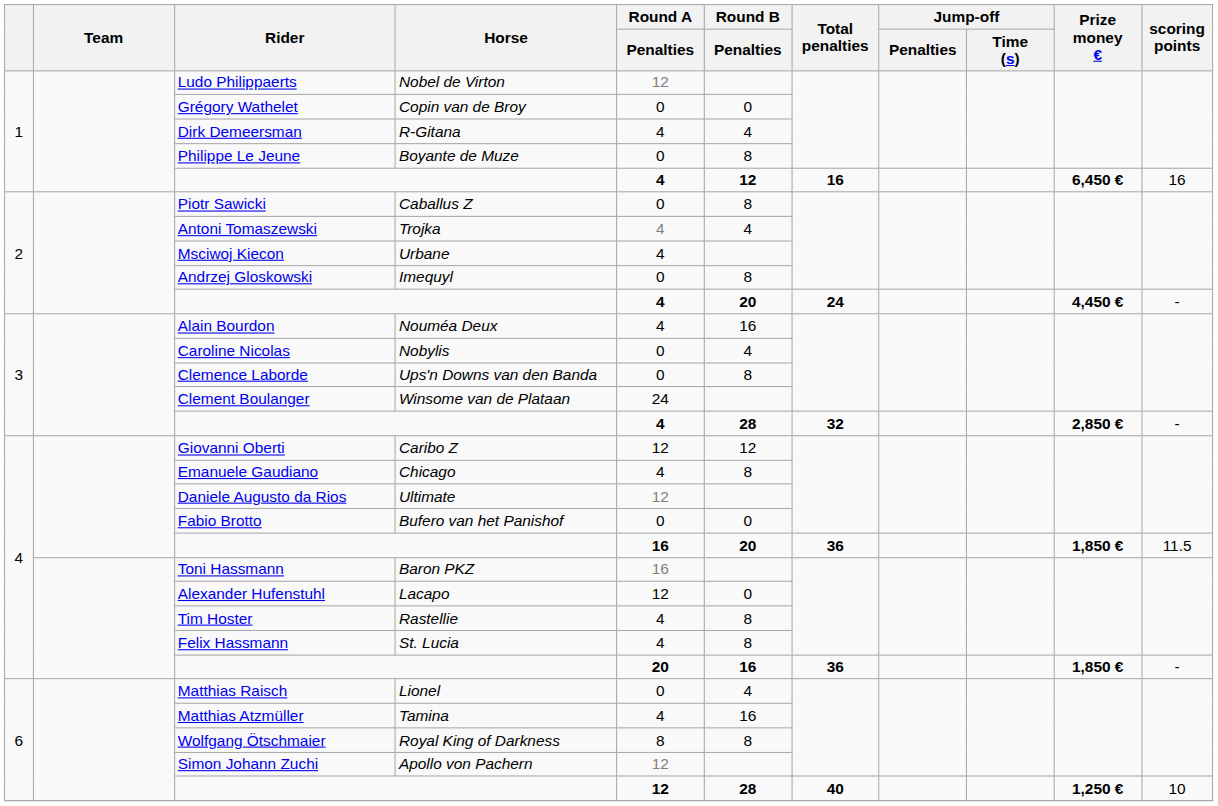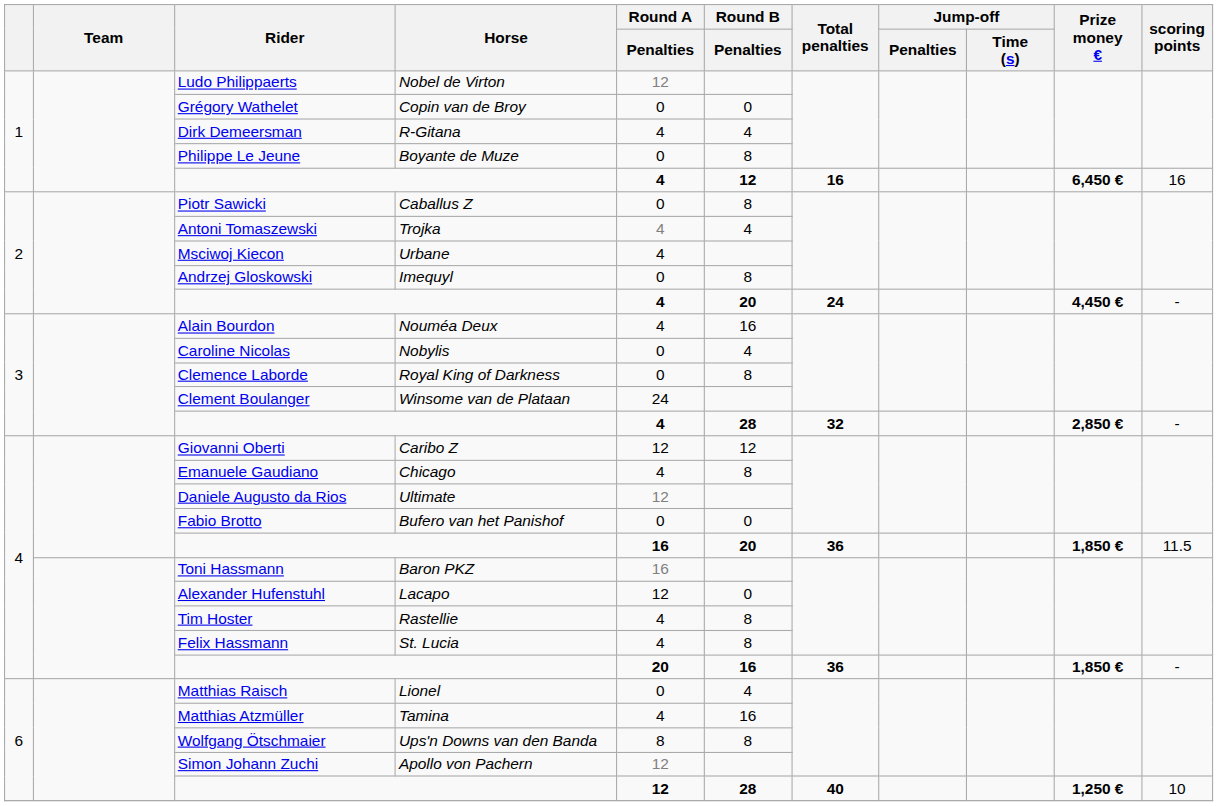(498, 375) Ups'n Downs van den Banda -> (479, 375) Royal King of Darkness
(479, 740) Royal King of Darkness -> (498, 740) Ups'n Downs van den Banda
